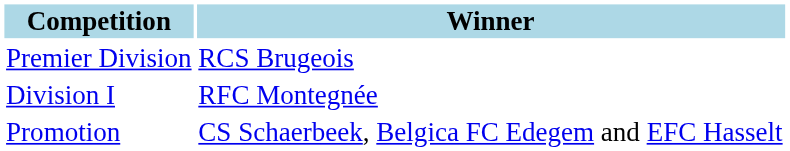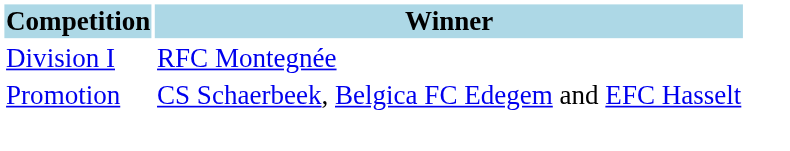- row: (99, 58)
